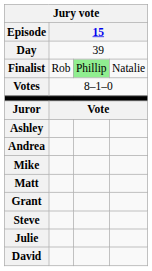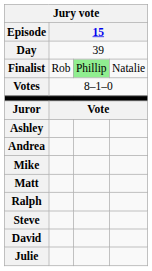- row: (27, 201)
+ row: (27, 201)
rows swapped: (27, 238) <-> (27, 256)
